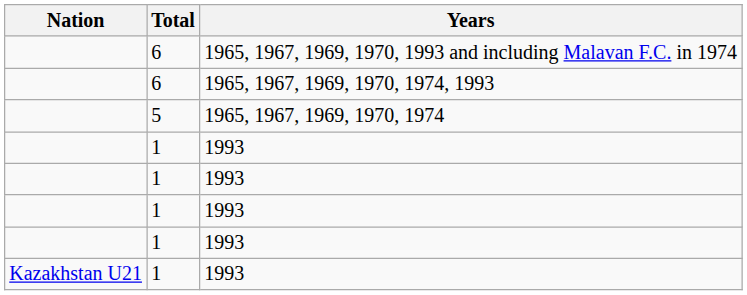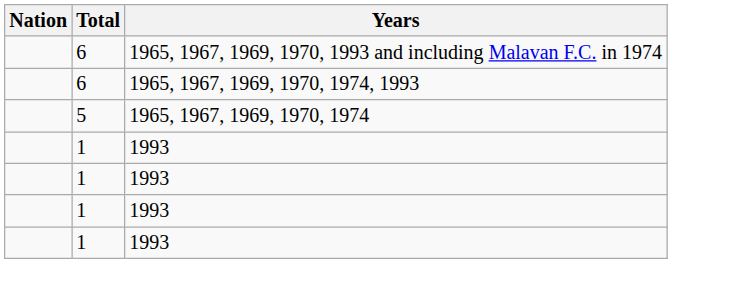- row: (76, 274)
